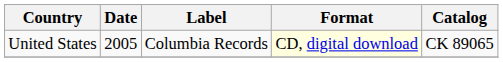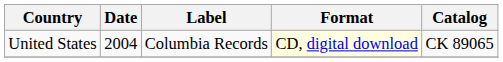(121, 43) 2005 -> (121, 43) 2004
